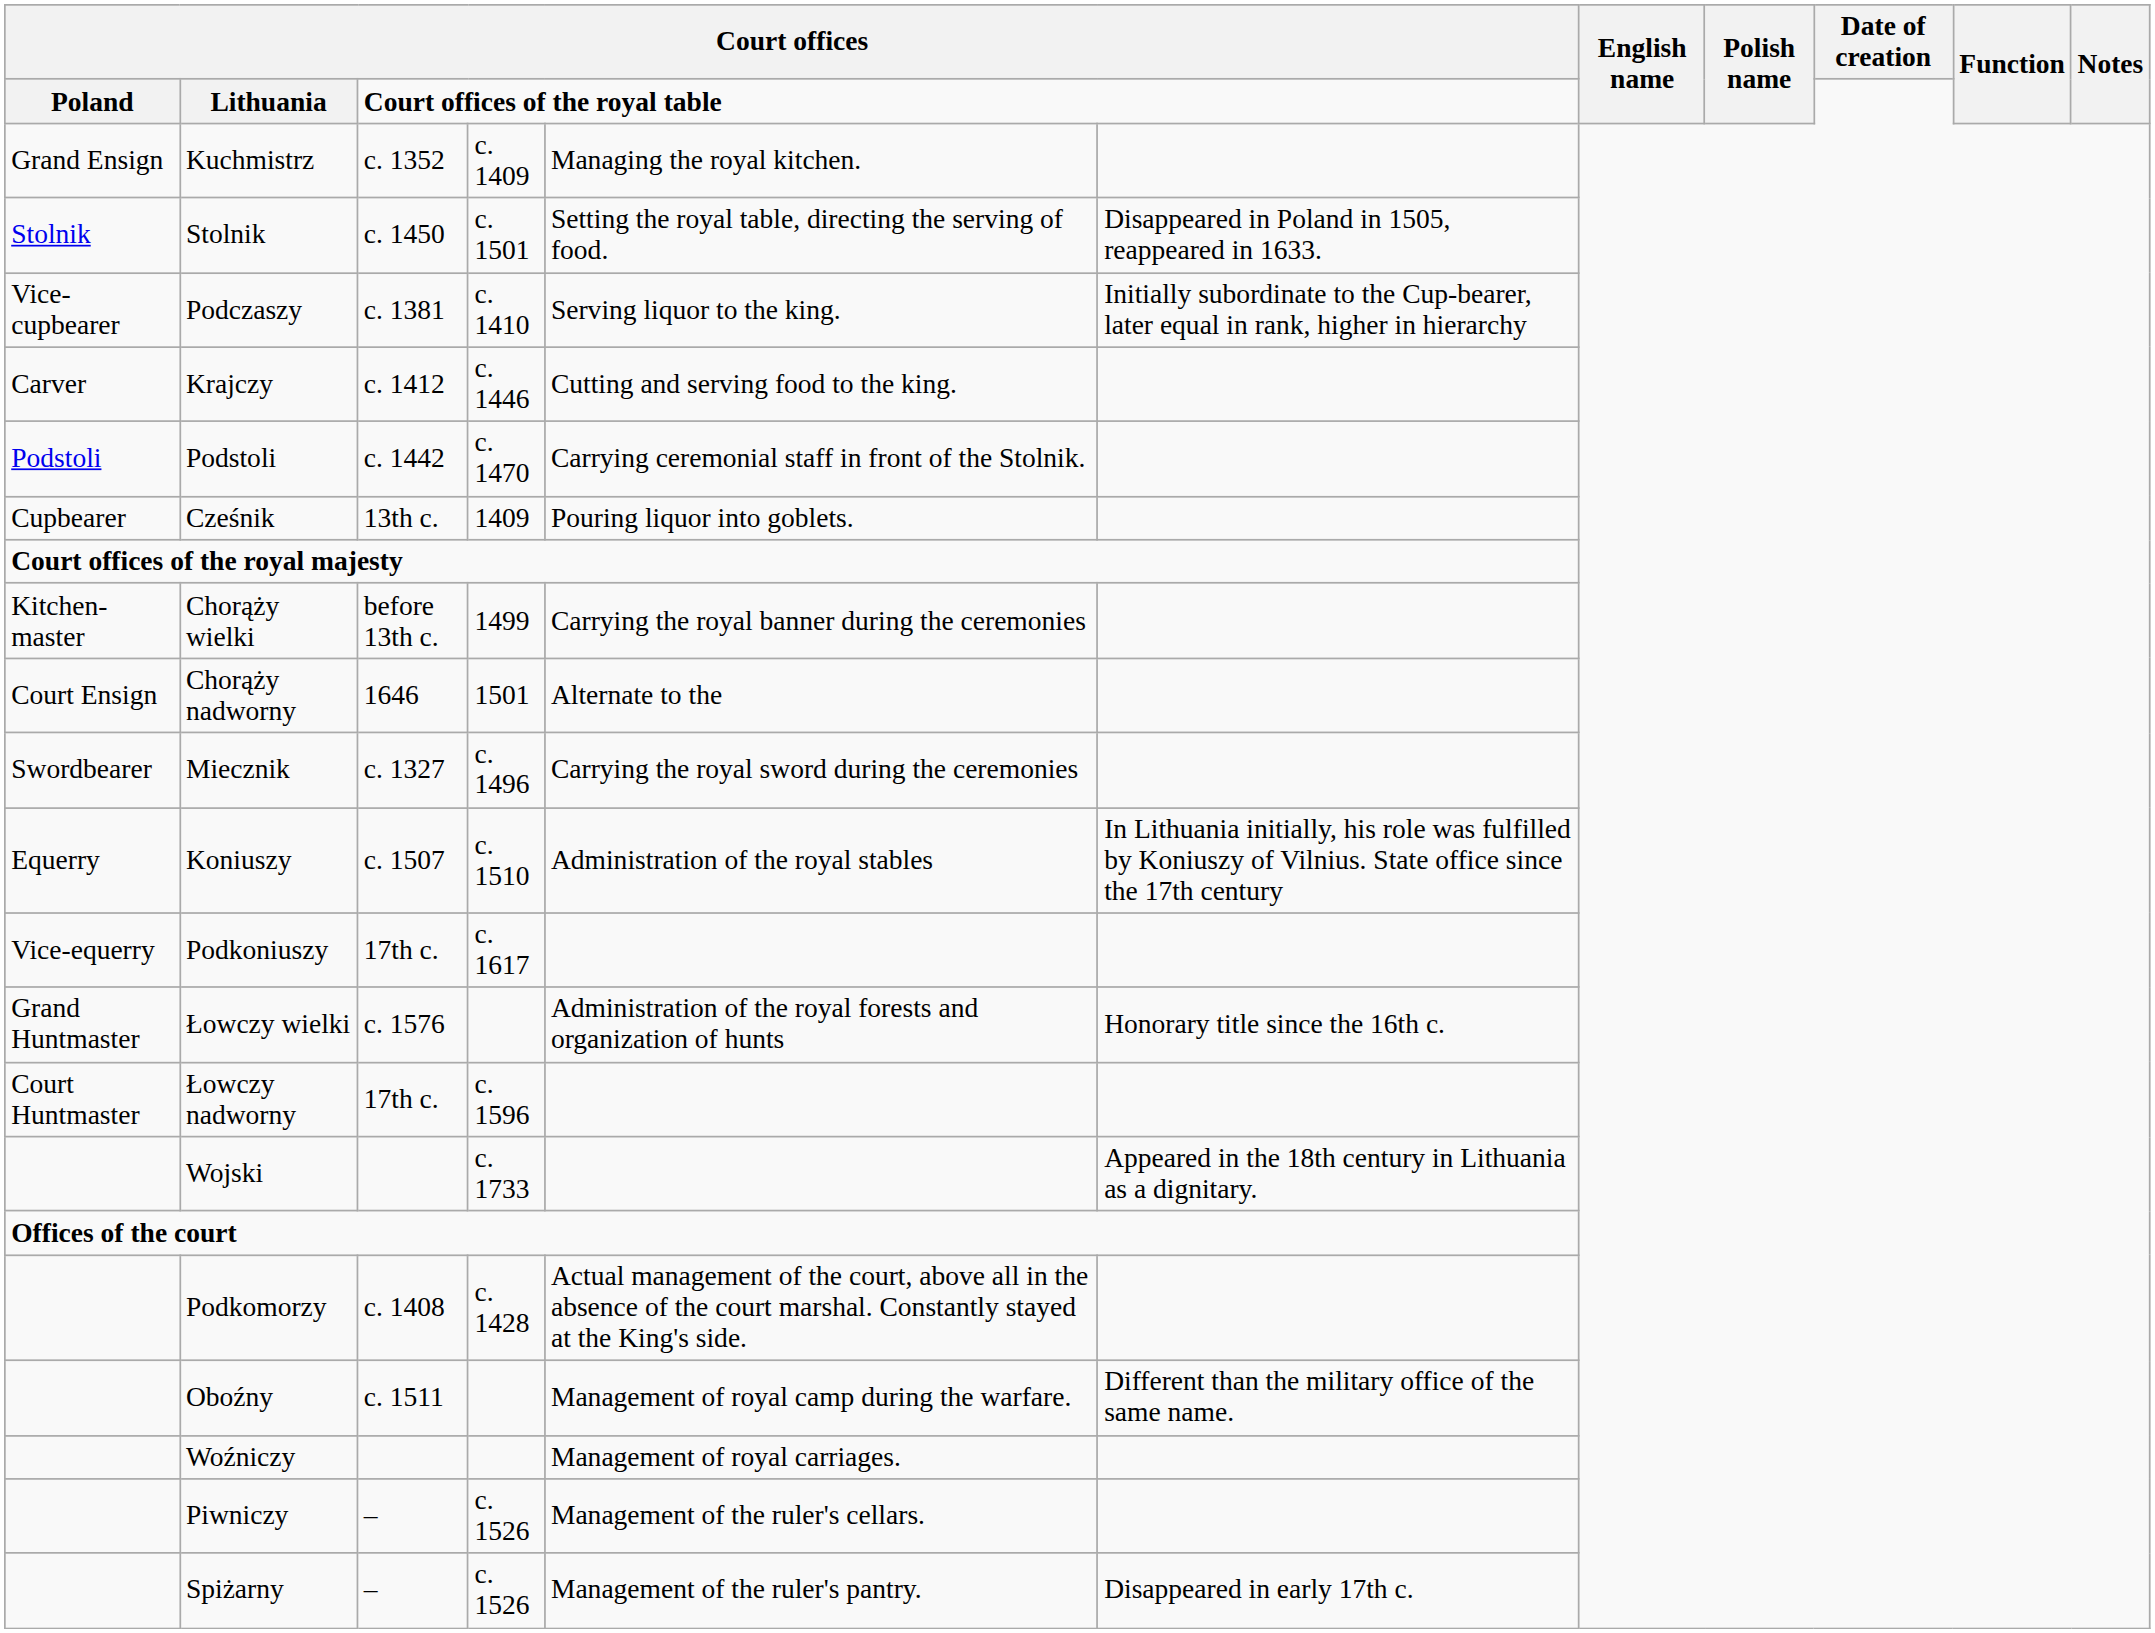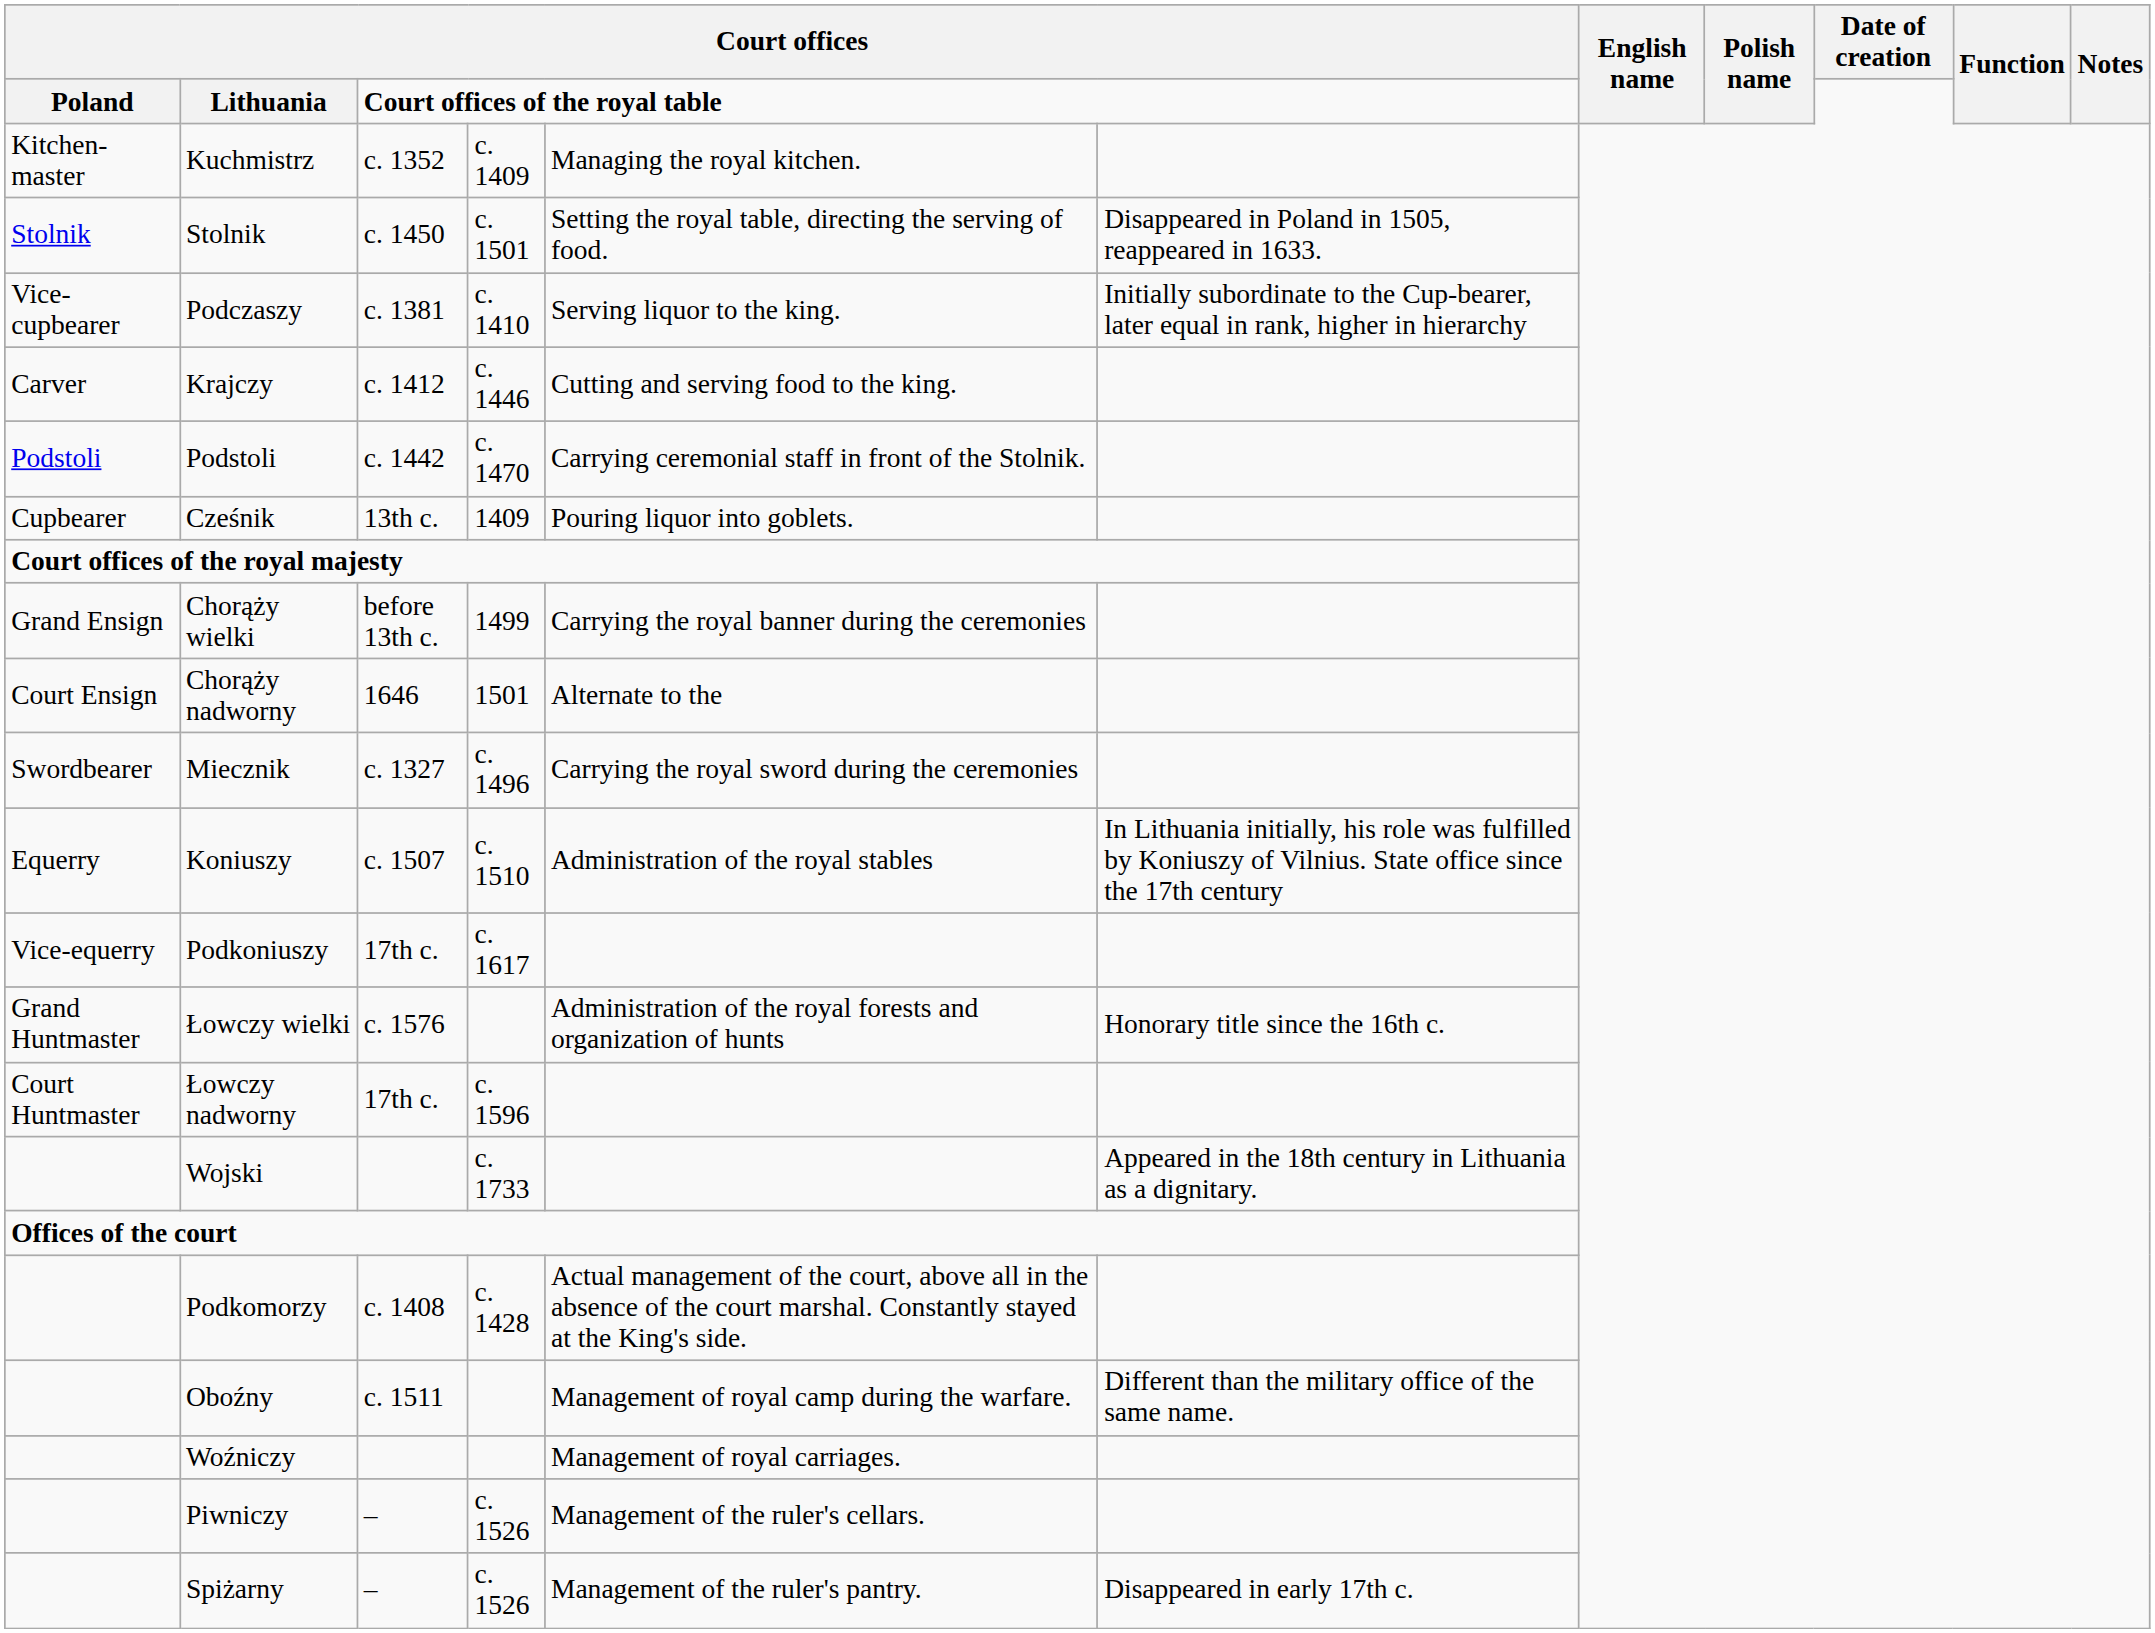(87, 160) Grand Ensign -> (59, 160) Kitchen-master
(59, 620) Kitchen-master -> (87, 620) Grand Ensign
